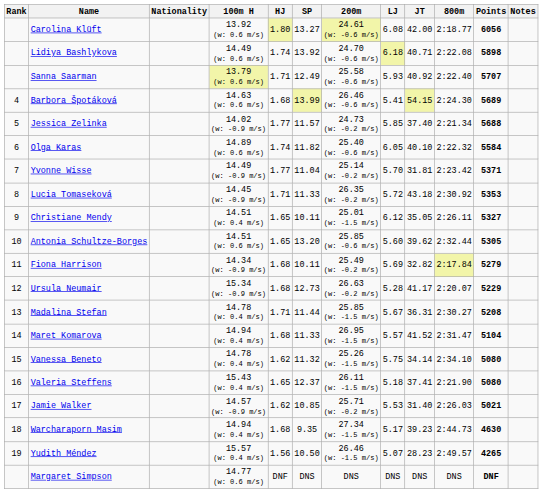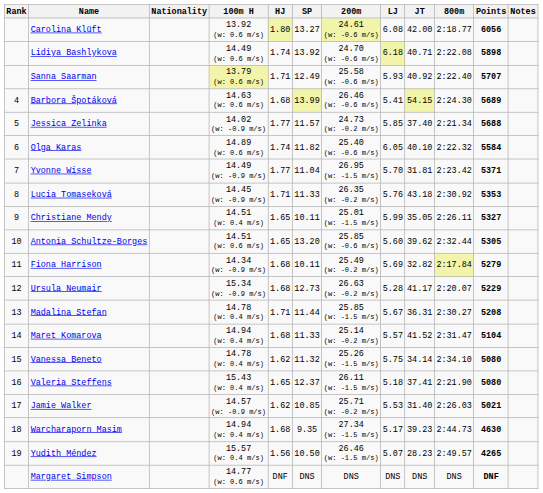(351, 171) 25.14 (w: -0.2 m/s) -> (351, 171) 26.95 (w: -1.5 m/s)
(393, 195) 5.72 -> (393, 195) 5.76
(393, 218) 6.12 -> (393, 218) 5.99
(351, 335) 26.95 (w: -1.5 m/s) -> (351, 335) 25.14 (w: -0.2 m/s)
